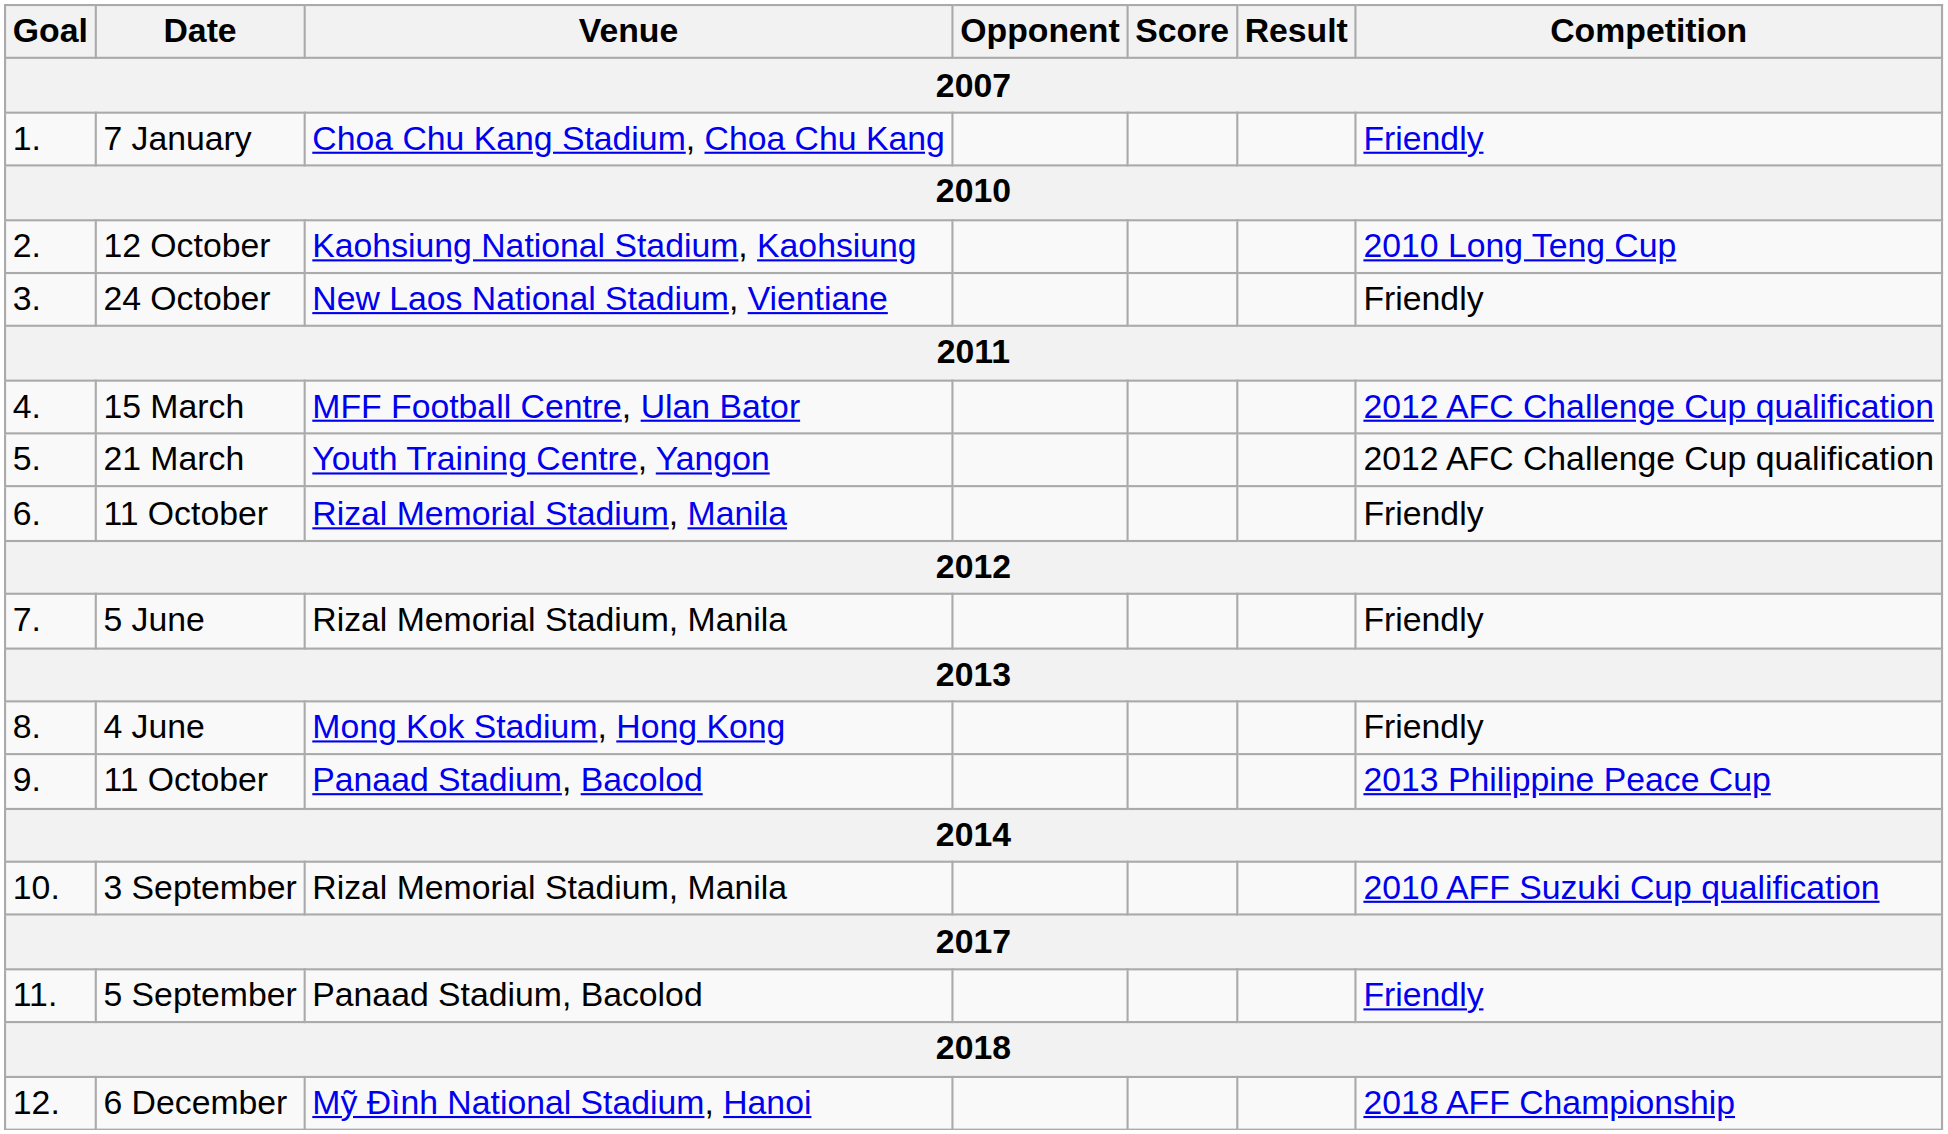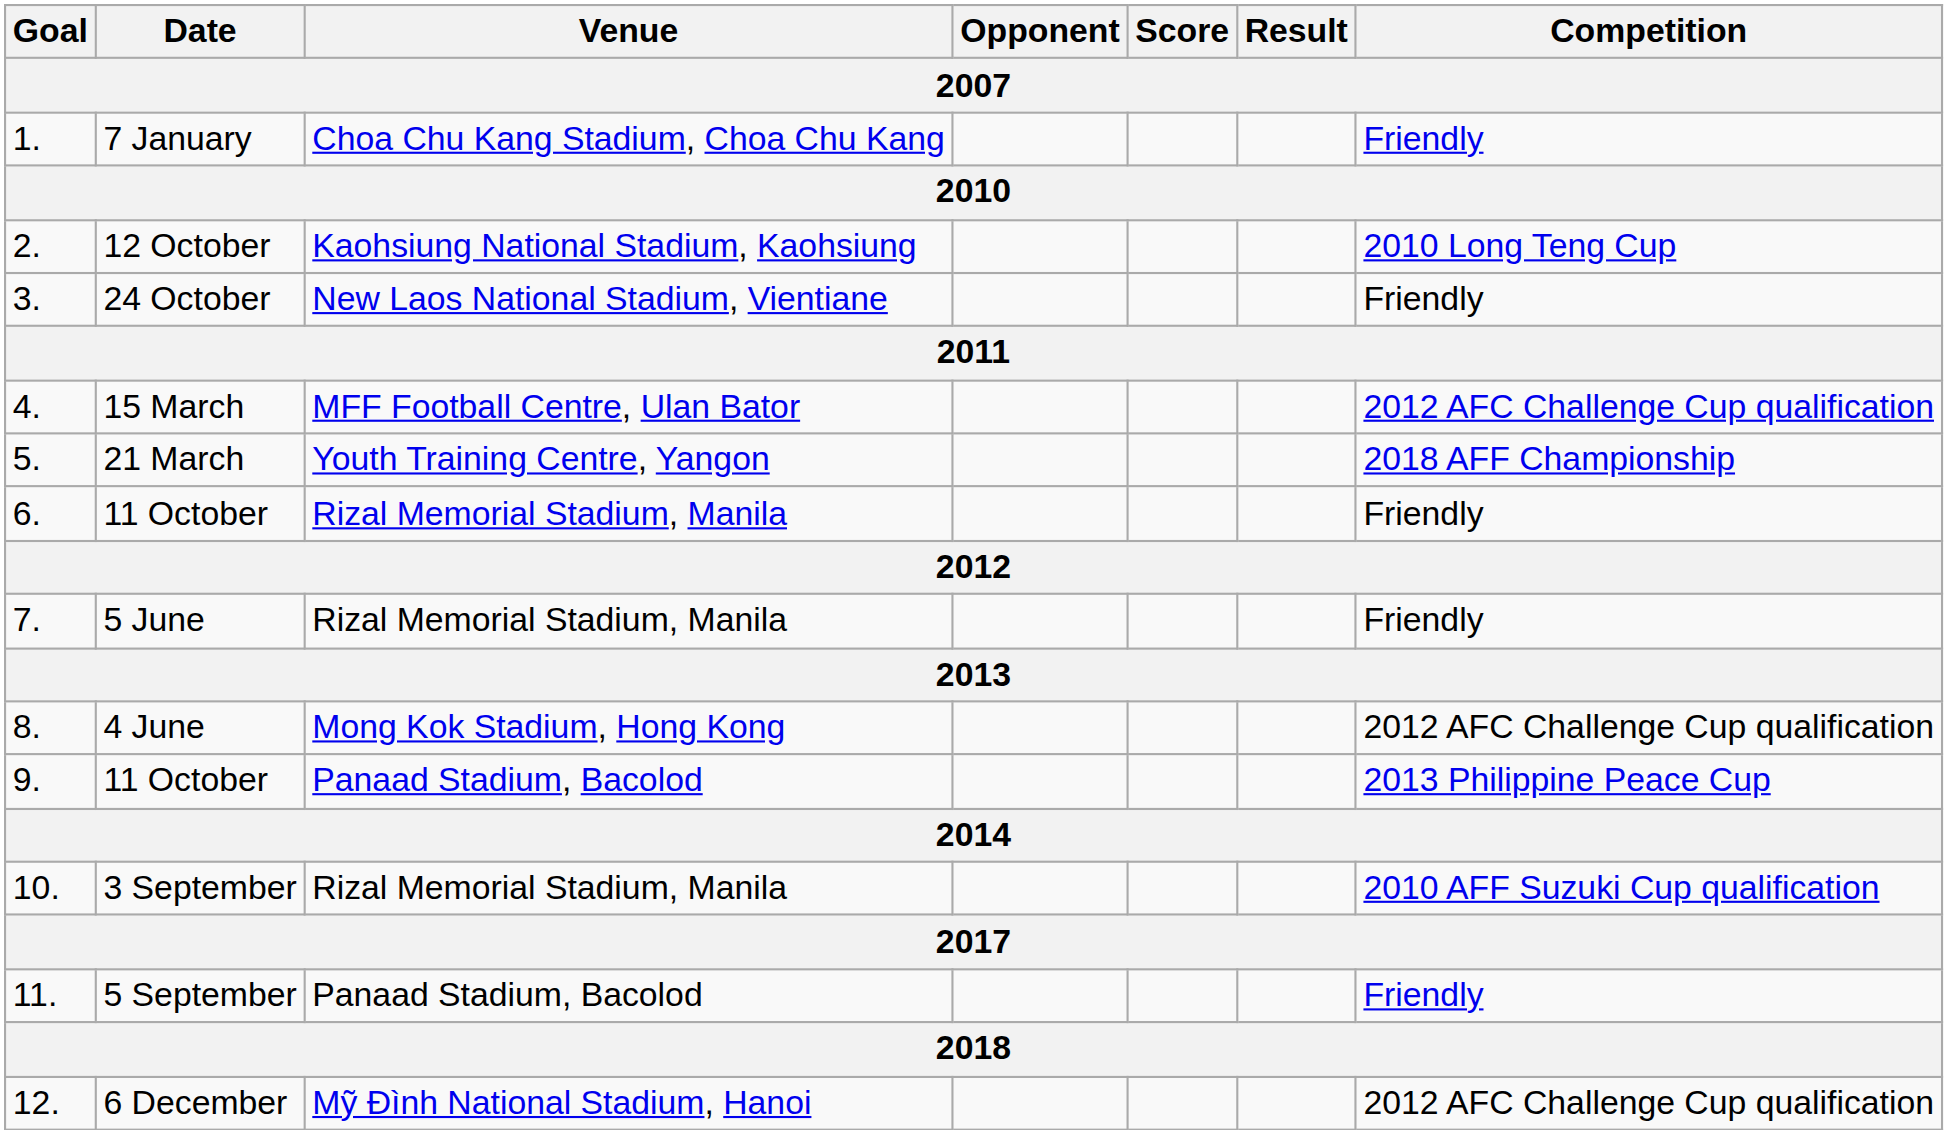(1649, 459) 2012 AFC Challenge Cup qualification -> (1549, 459) 2018 AFF Championship
(1423, 727) Friendly -> (1649, 727) 2012 AFC Challenge Cup qualification
(1549, 1102) 2018 AFF Championship -> (1649, 1102) 2012 AFC Challenge Cup qualification
